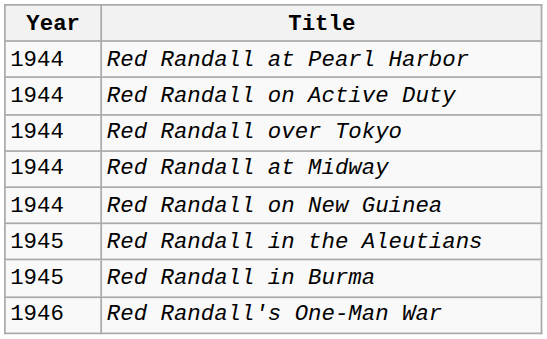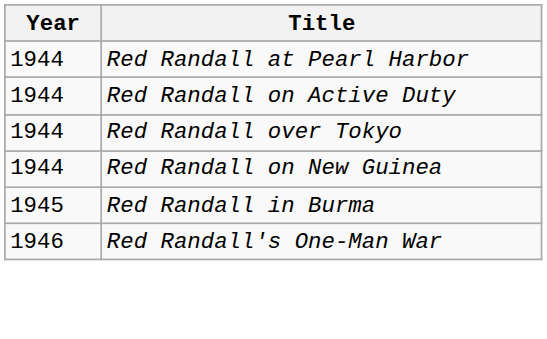- row: (248, 169)
- row: (295, 242)
